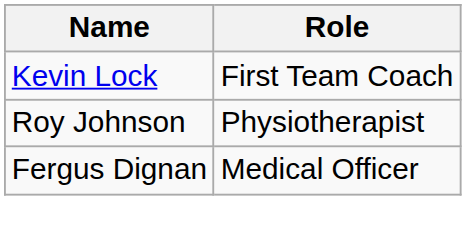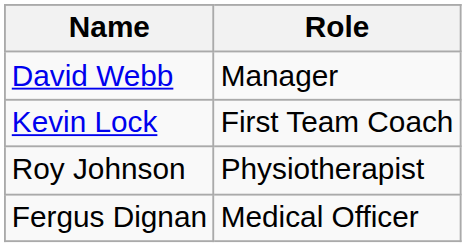+ row: (93, 75)
